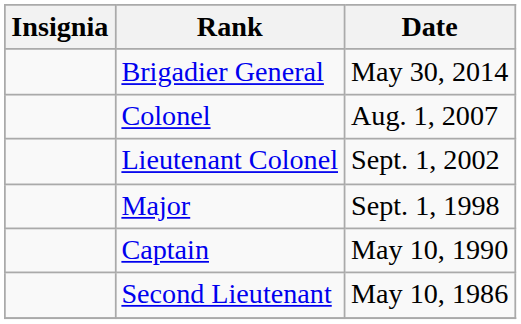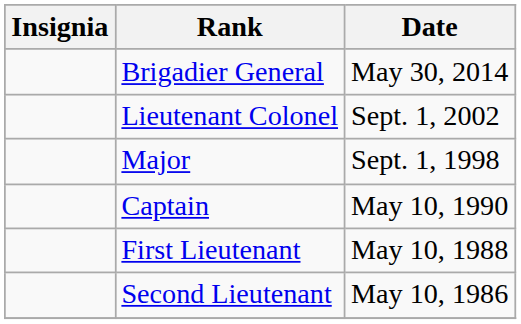- row: (166, 116)
+ row: (211, 250)
